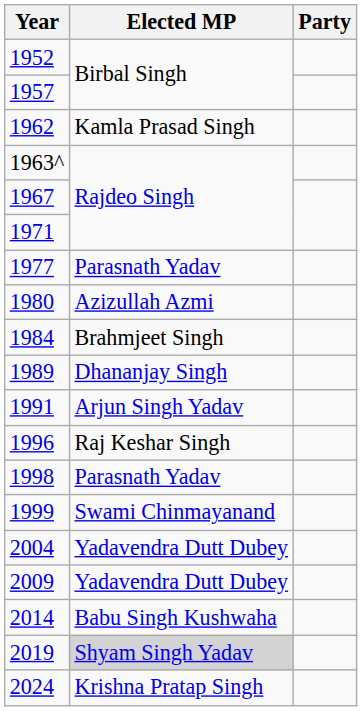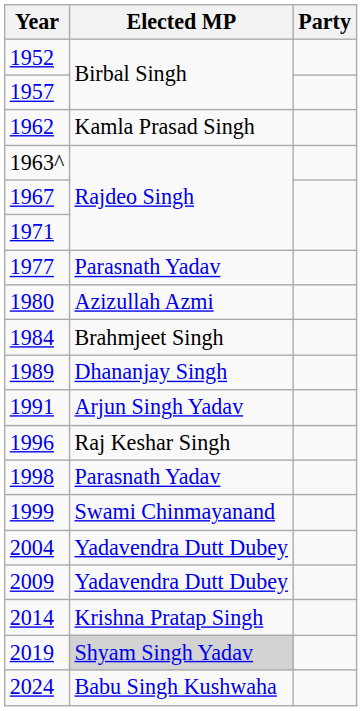(176, 617) Babu Singh Kushwaha -> (169, 617) Krishna Pratap Singh
(169, 687) Krishna Pratap Singh -> (176, 687) Babu Singh Kushwaha
